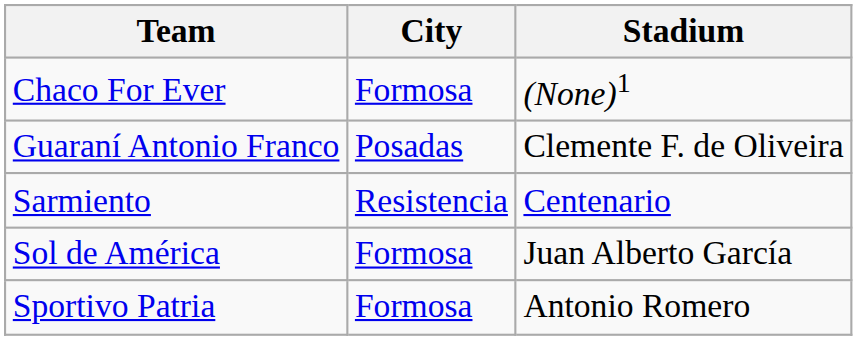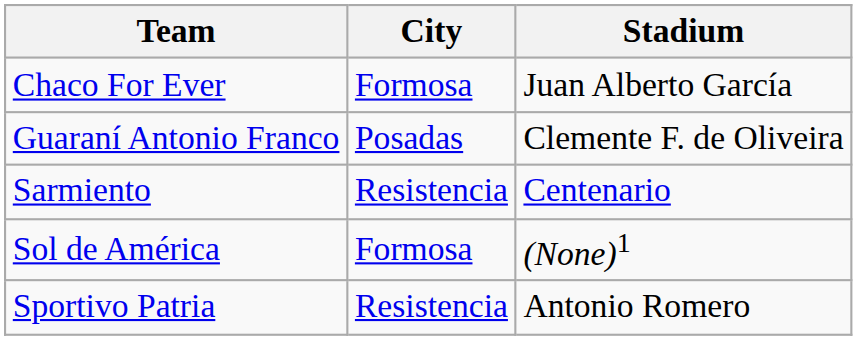(577, 88) (None)1 -> (658, 84) Juan Alberto García
(658, 253) Juan Alberto García -> (577, 248) (None)1
(414, 306) Formosa -> (431, 306) Resistencia
